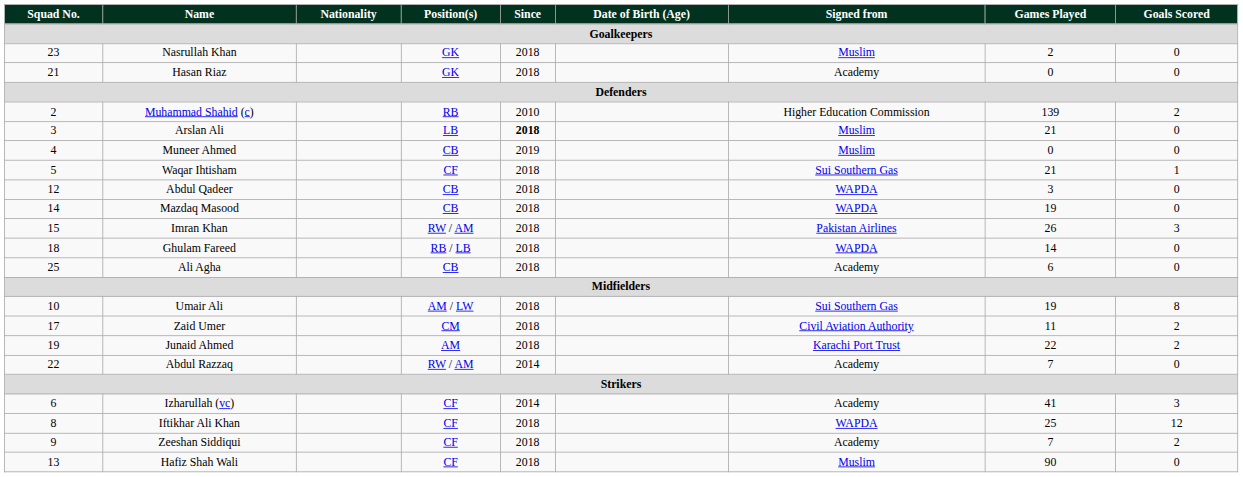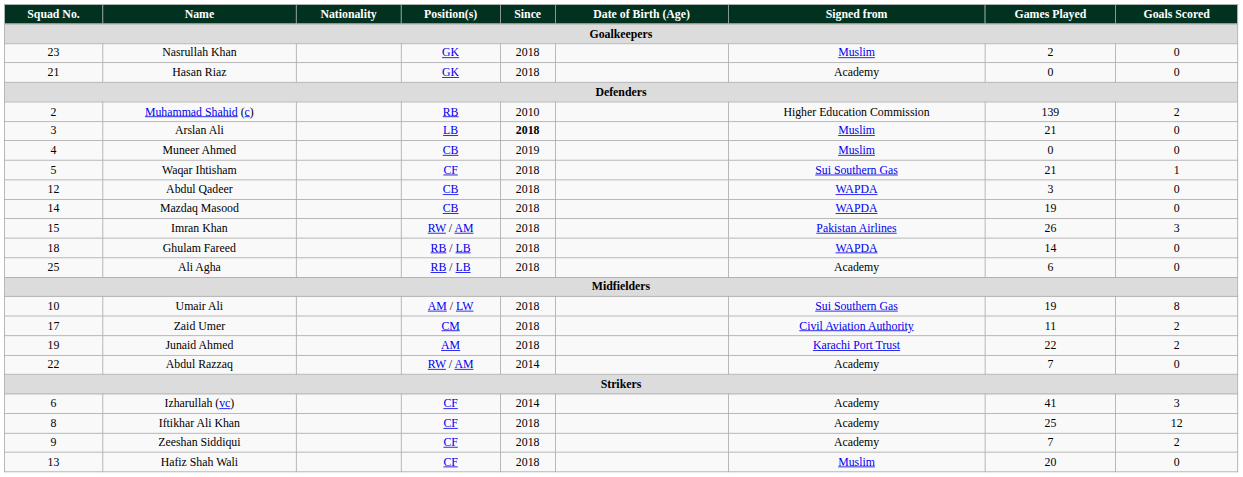(451, 267) CB -> (451, 267) RB / LB
(857, 423) WAPDA -> (857, 423) Academy
(1050, 462) 90 -> (1050, 462) 20
